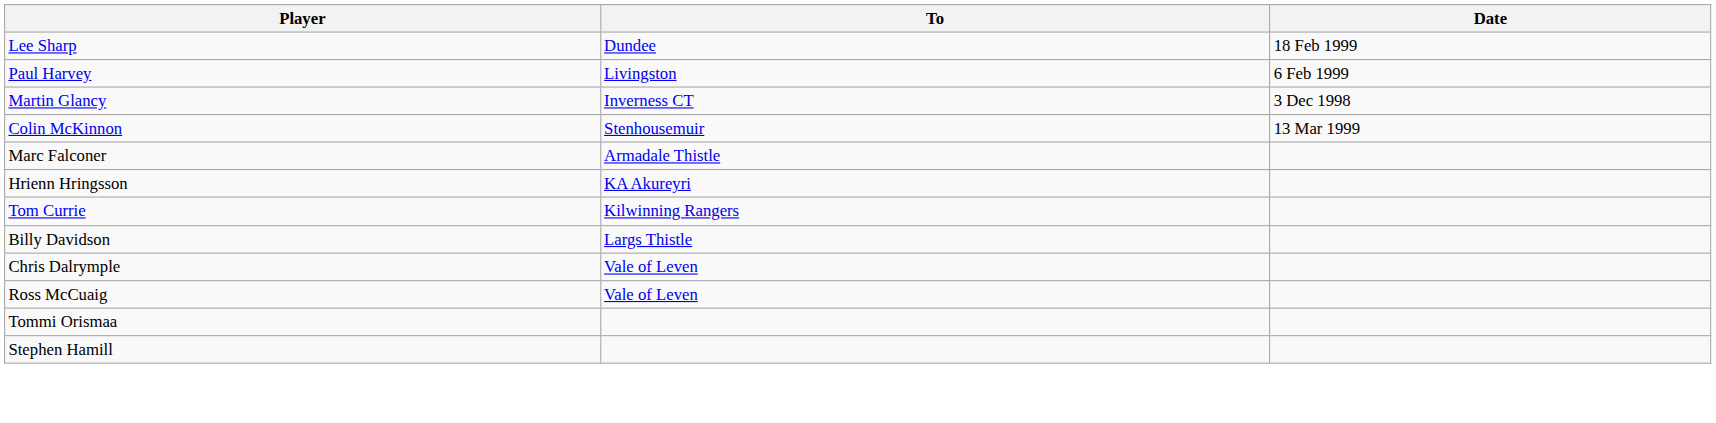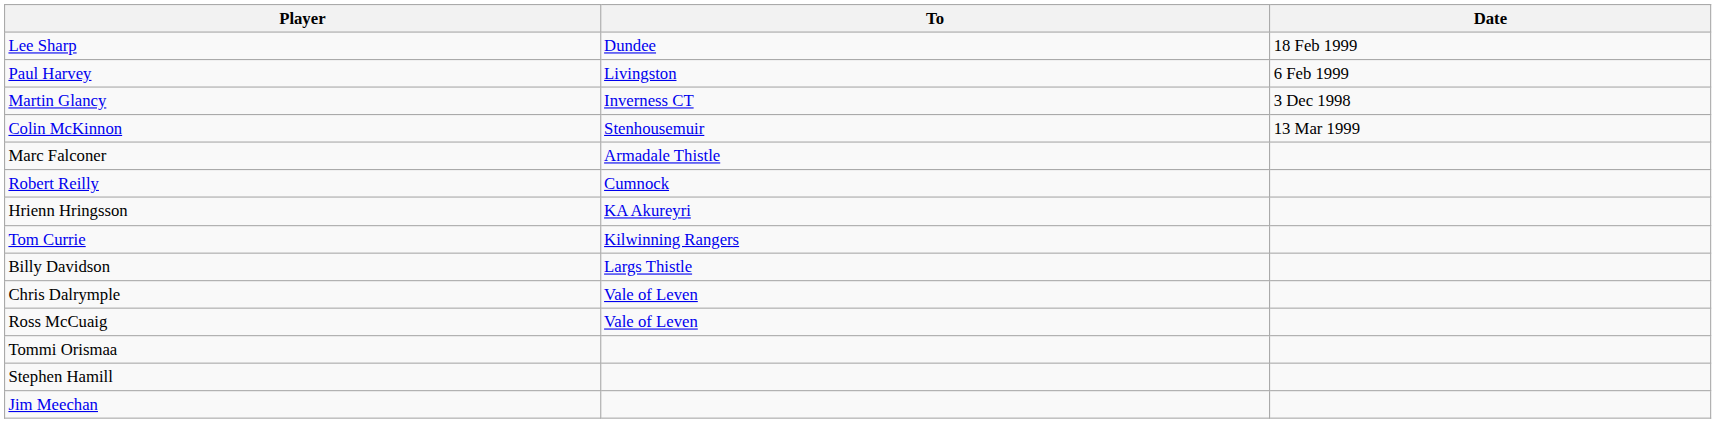+ row: (54, 183)
+ row: (53, 404)
